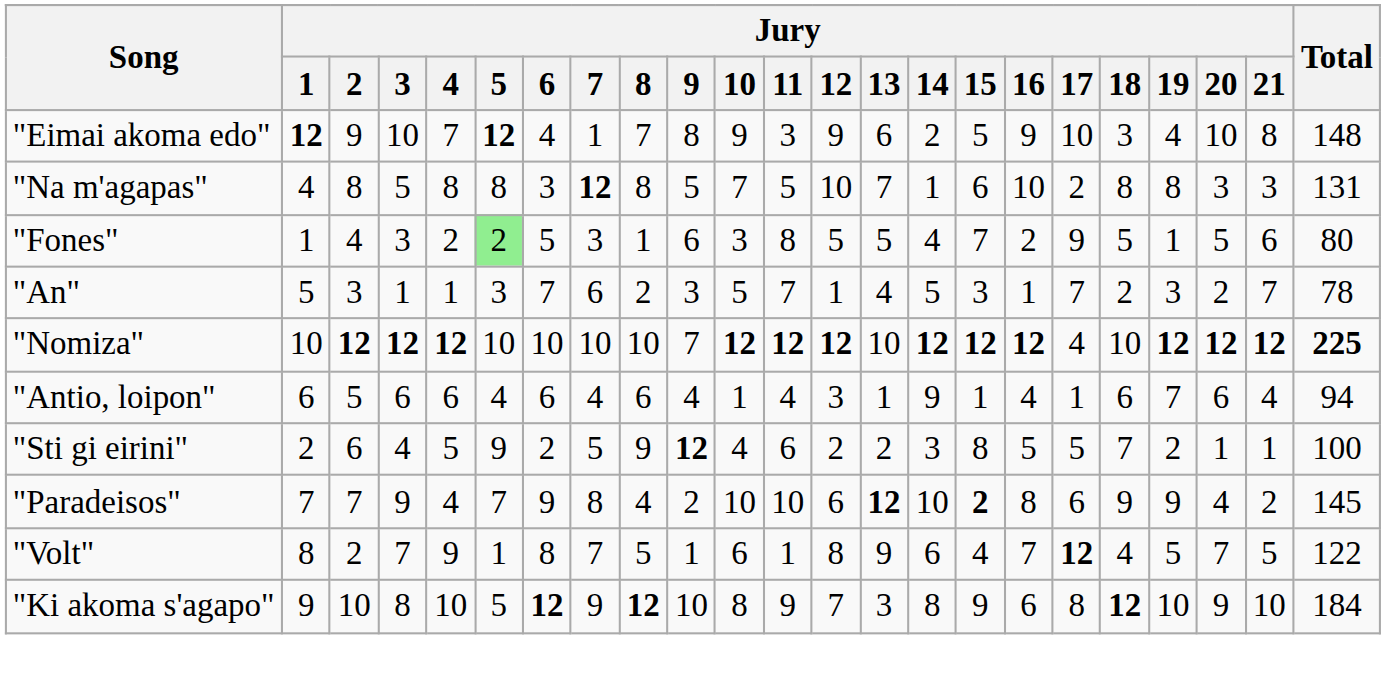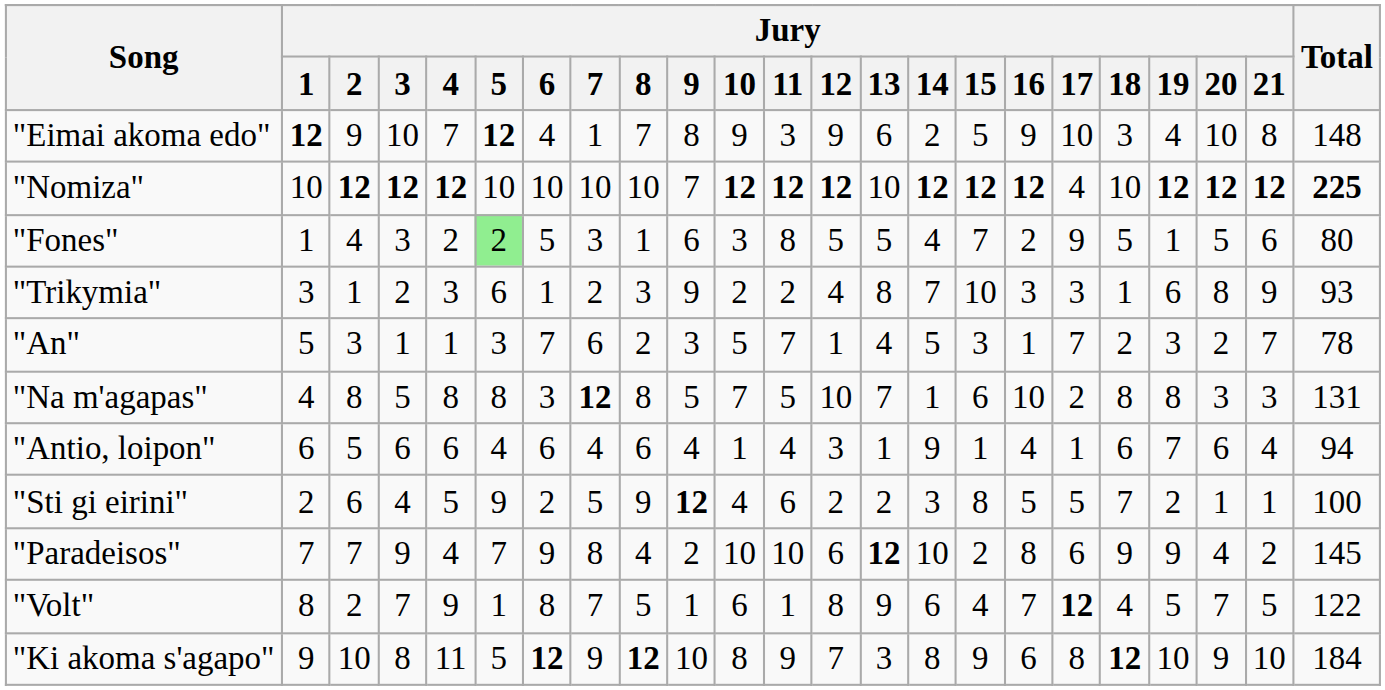rows swapped: (110, 187) <-> (78, 344)
+ row: (87, 291)
(980, 501) bold -> (980, 553) normal
(451, 605) 10 -> (451, 657) 11
